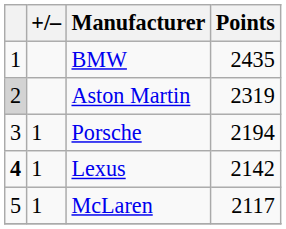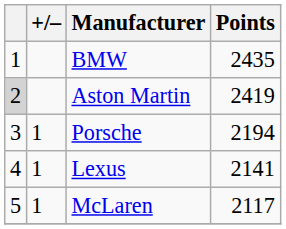(253, 96) 2319 -> (253, 96) 2419
(15, 169) bold -> (15, 169) normal
(253, 169) 2142 -> (253, 169) 2141
